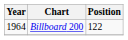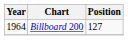(95, 27) 122 -> (95, 27) 127
